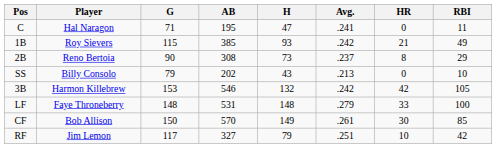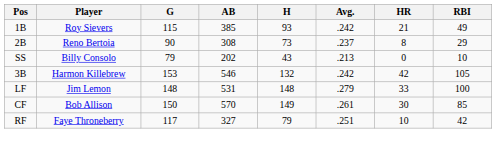- row: (21, 27)
(89, 105) Faye Throneberry -> (89, 89) Jim Lemon
(89, 136) Jim Lemon -> (89, 120) Faye Throneberry
